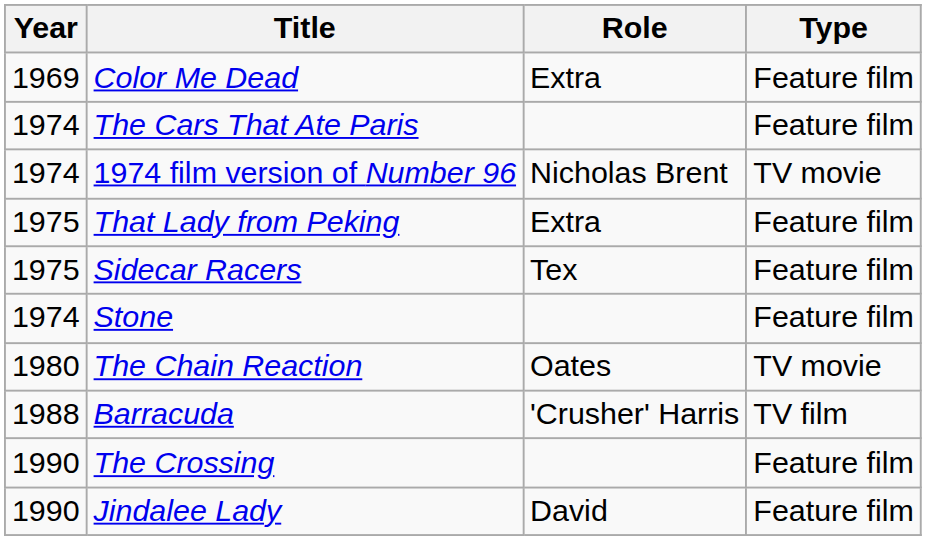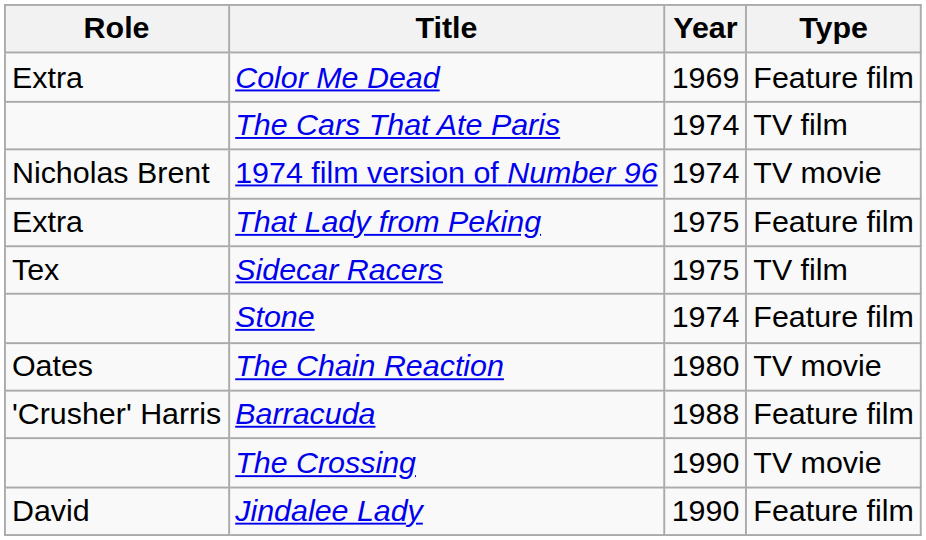columns swapped: (46, 28) <-> (635, 28)
(834, 125) Feature film -> (801, 125) TV film
(834, 269) Feature film -> (801, 269) TV film
(801, 414) TV film -> (834, 414) Feature film
(834, 462) Feature film -> (818, 462) TV movie
